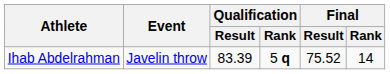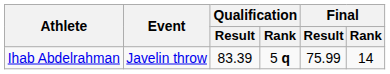(323, 58) 75.52 -> (323, 58) 75.99
